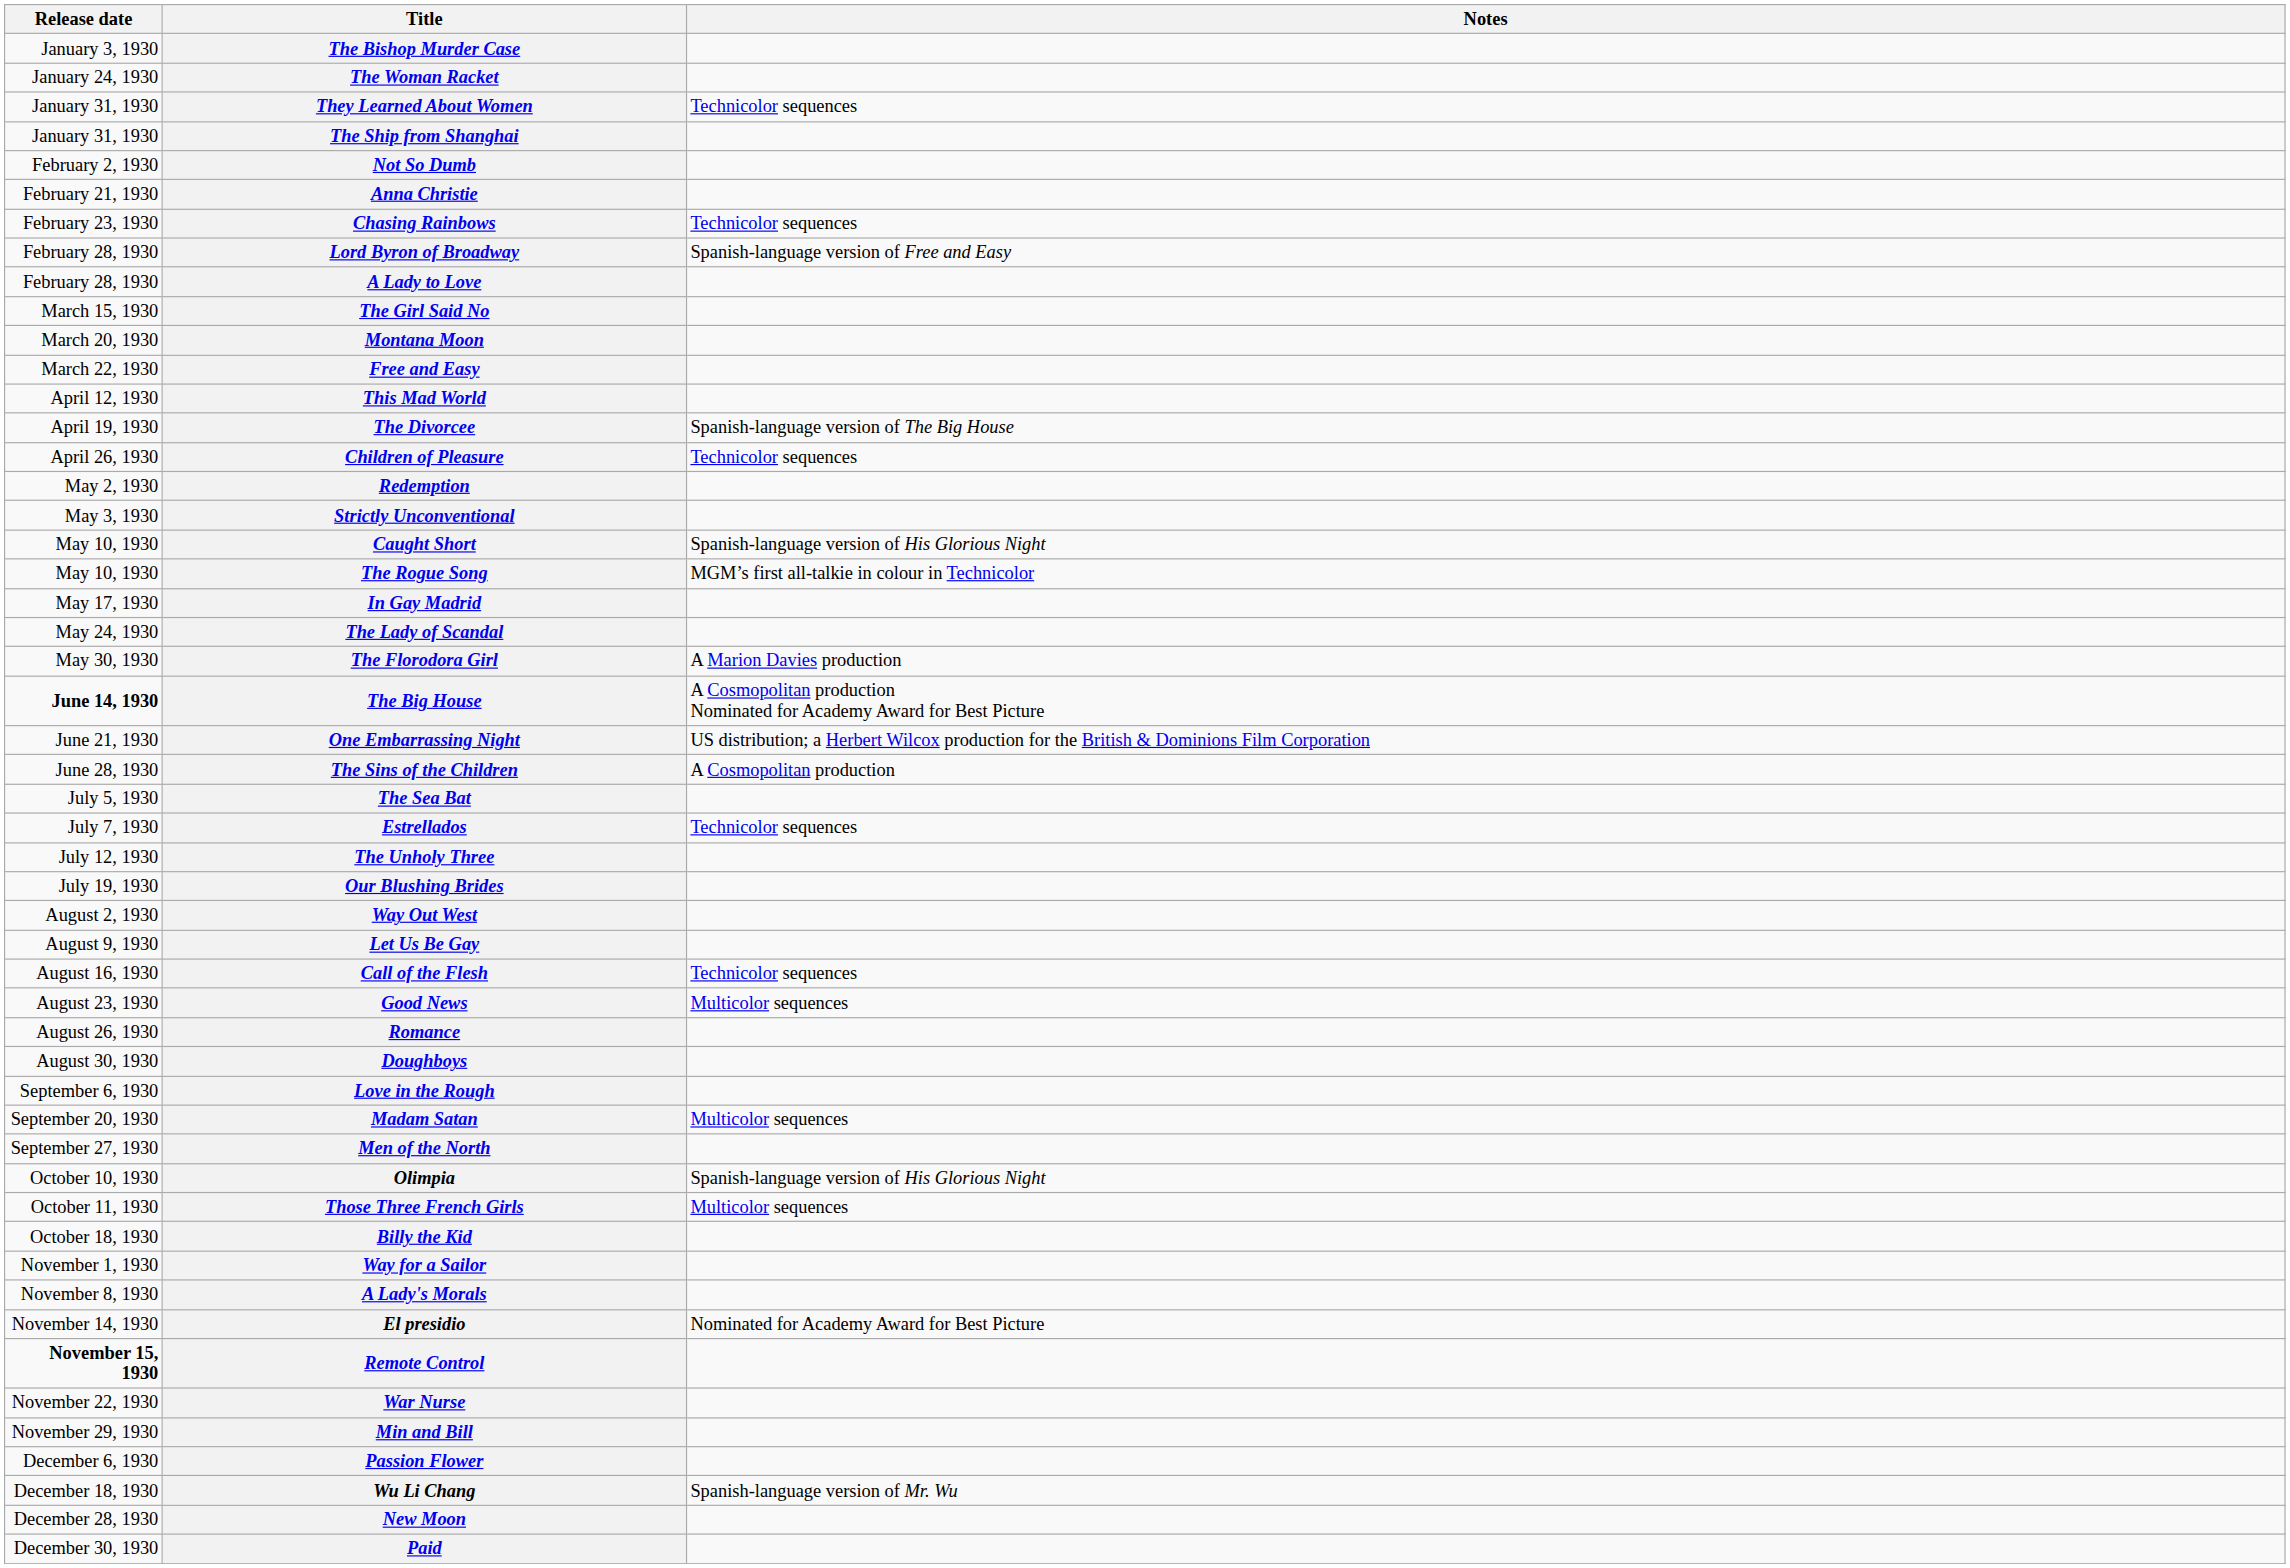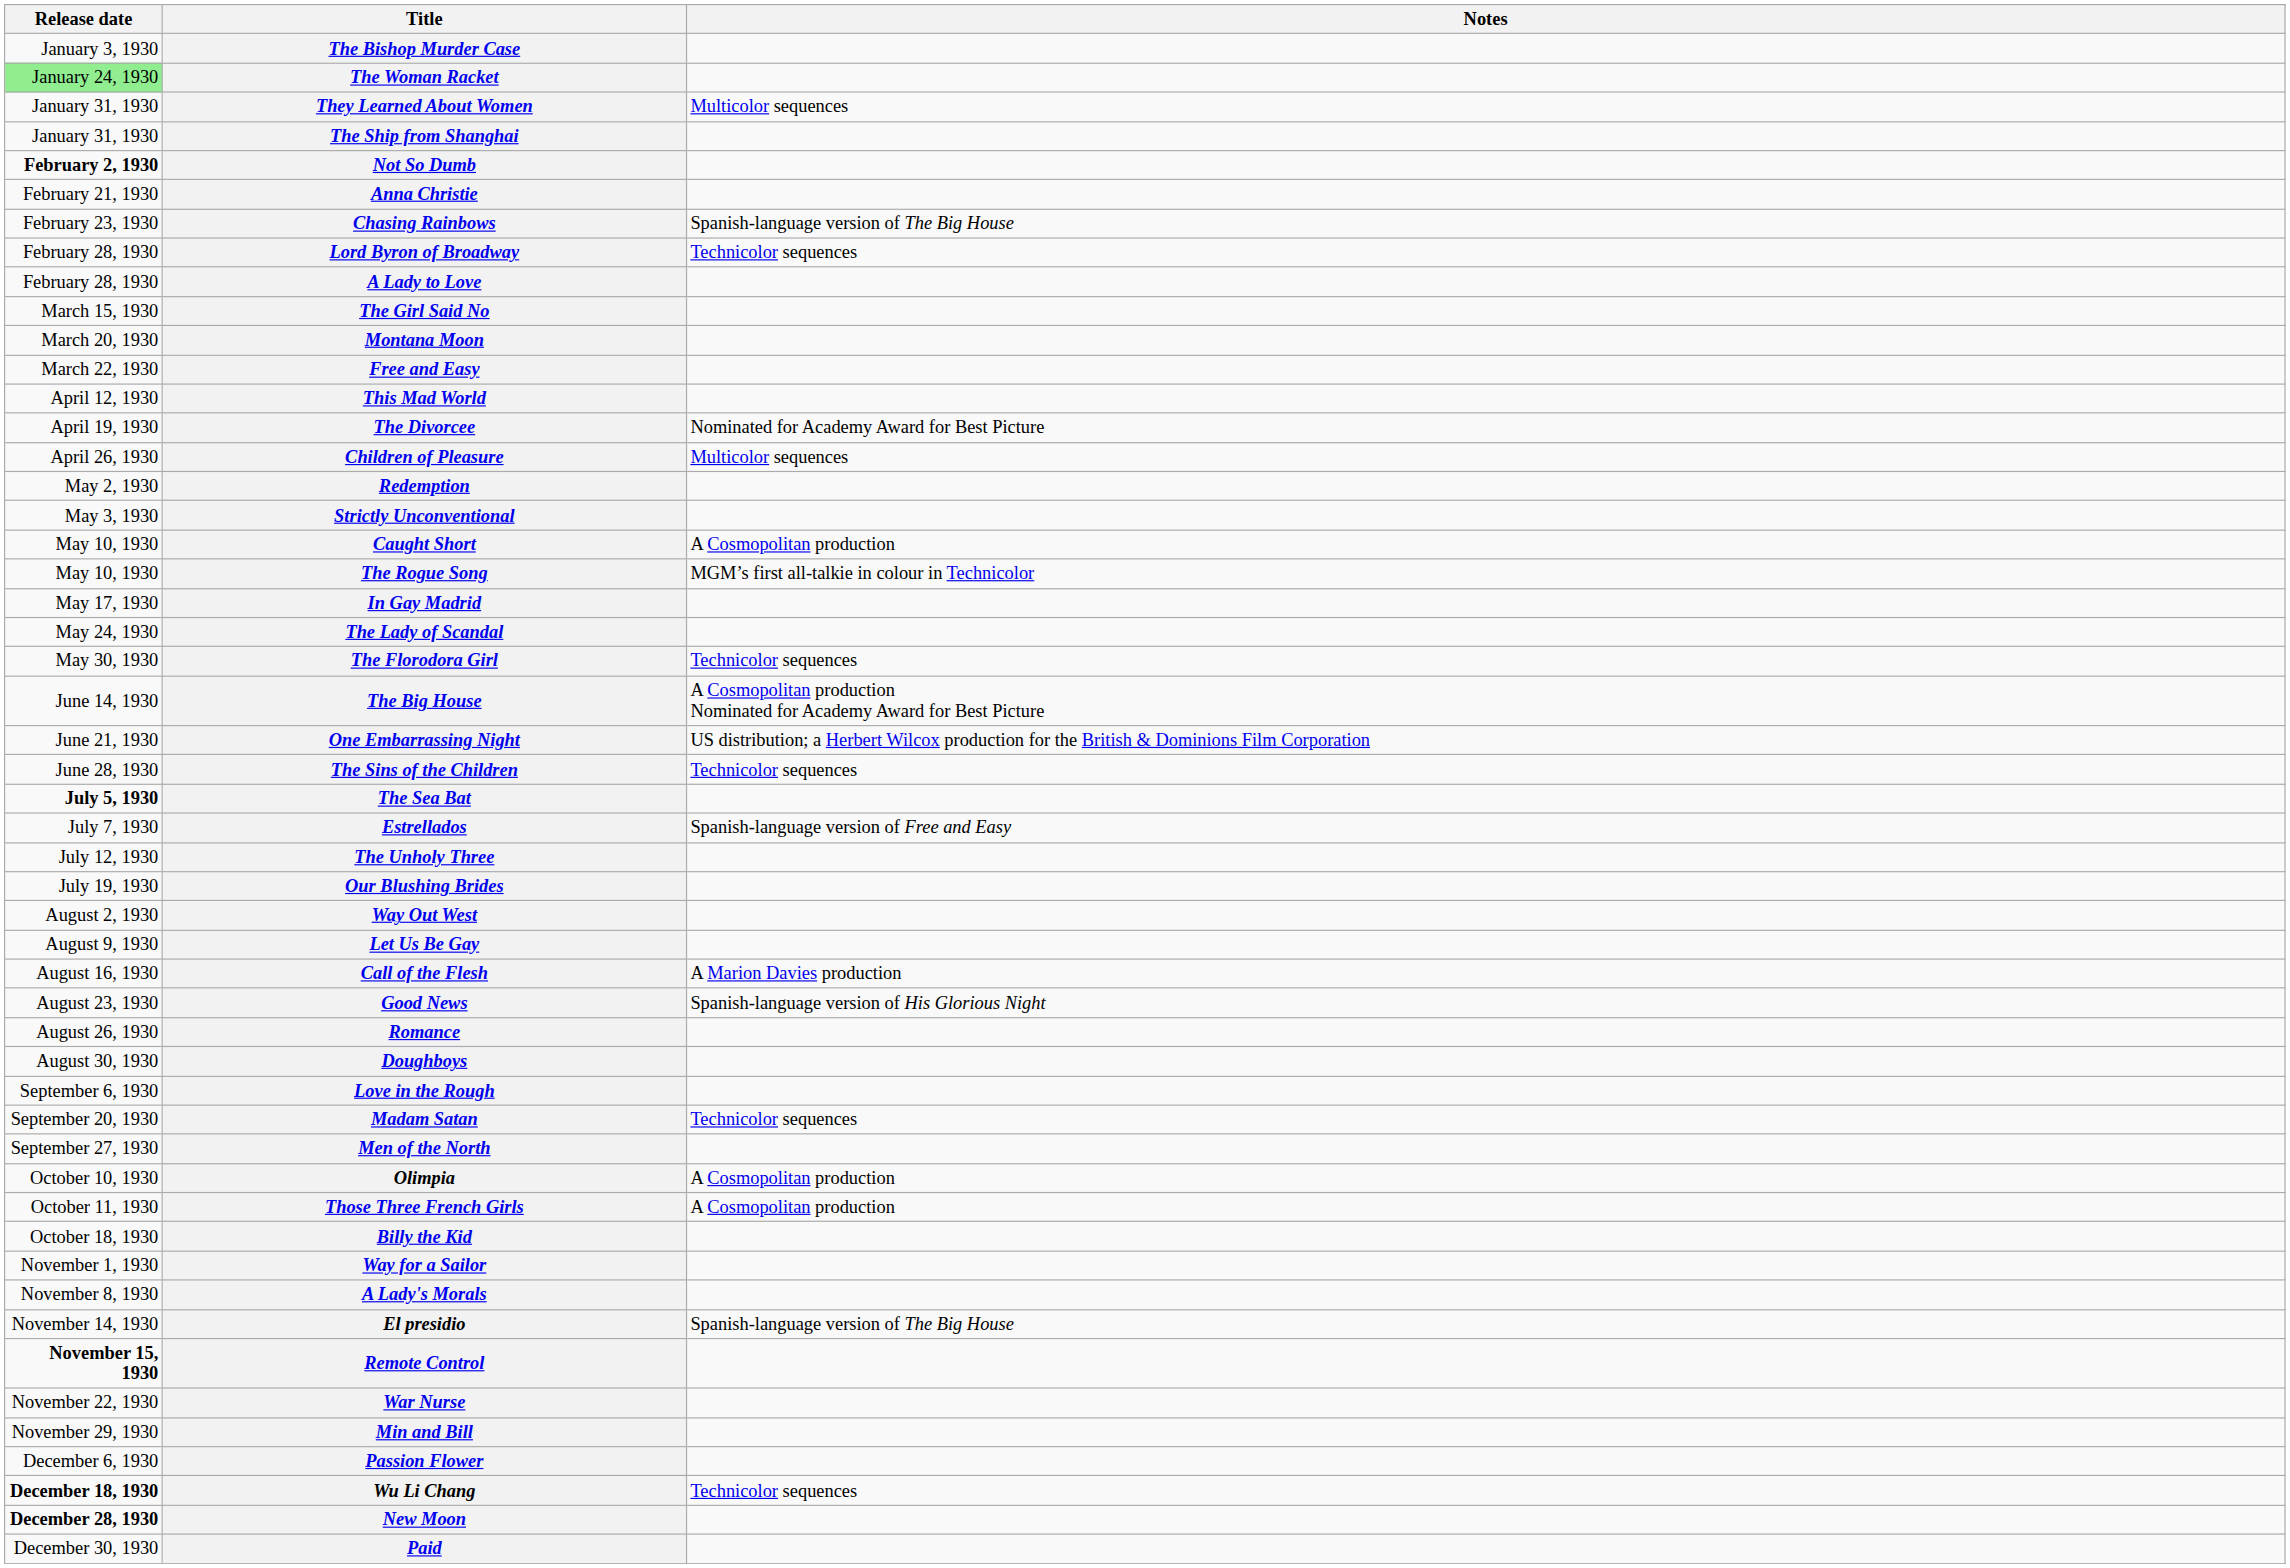(95, 77) no background -> (95, 77) lightgreen background
(774, 106) Technicolor sequences -> (769, 106) Multicolor sequences
(95, 164) normal -> (91, 164) bold
(774, 223) Technicolor sequences -> (852, 223) Spanish-language version of The Big House
(851, 252) Spanish-language version of Free and Easy -> (774, 252) Technicolor sequences
(852, 427) Spanish-language version of The Big House -> (867, 427) Nominated for Academy Award for Best Picture
(774, 456) Technicolor sequences -> (769, 456) Multicolor sequences
(868, 544) Spanish-language version of His Glorious Night -> (793, 544) A Cosmopolitan production
(796, 661) A Marion Davies production -> (774, 661) Technicolor sequences
(105, 700) bold -> (107, 700) normal
(793, 769) A Cosmopolitan production -> (774, 769) Technicolor sequences
(113, 798) normal -> (112, 798) bold
(774, 827) Technicolor sequences -> (851, 827) Spanish-language version of Free and Easy
(774, 973) Technicolor sequences -> (796, 973) A Marion Davies production
(769, 1002) Multicolor sequences -> (868, 1002) Spanish-language version of His Glorious Night
(769, 1119) Multicolor sequences -> (774, 1119) Technicolor sequences
(868, 1177) Spanish-language version of His Glorious Night -> (793, 1177) A Cosmopolitan production
(769, 1207) Multicolor sequences -> (793, 1207) A Cosmopolitan production
(867, 1323) Nominated for Academy Award for Best Picture -> (852, 1323) Spanish-language version of The Big House
(86, 1490) normal -> (84, 1490) bold
(824, 1490) Spanish-language version of Mr. Wu -> (774, 1490) Technicolor sequences
(86, 1519) normal -> (84, 1519) bold
